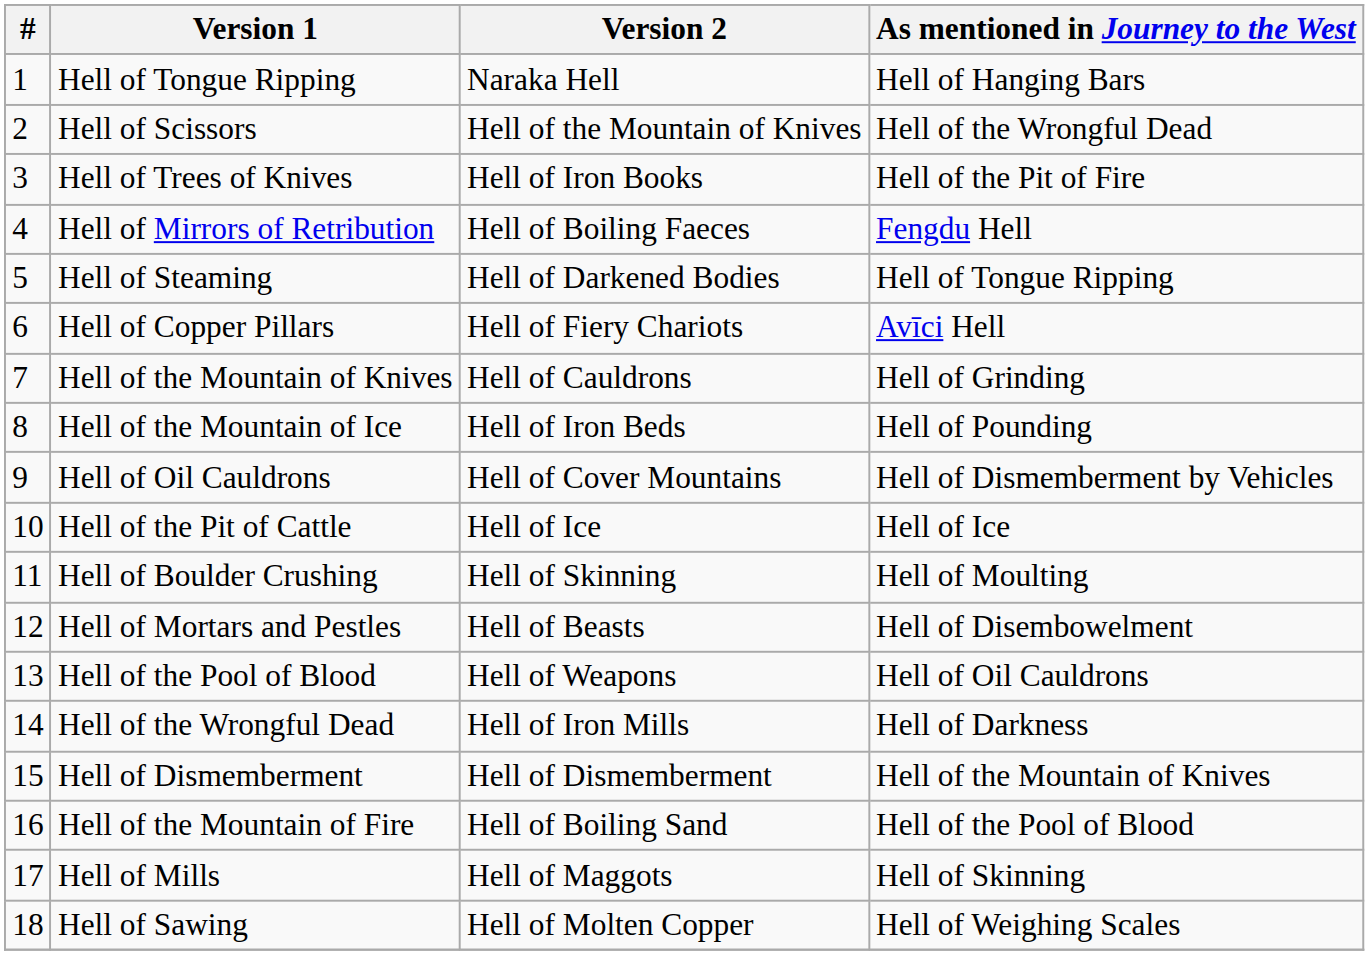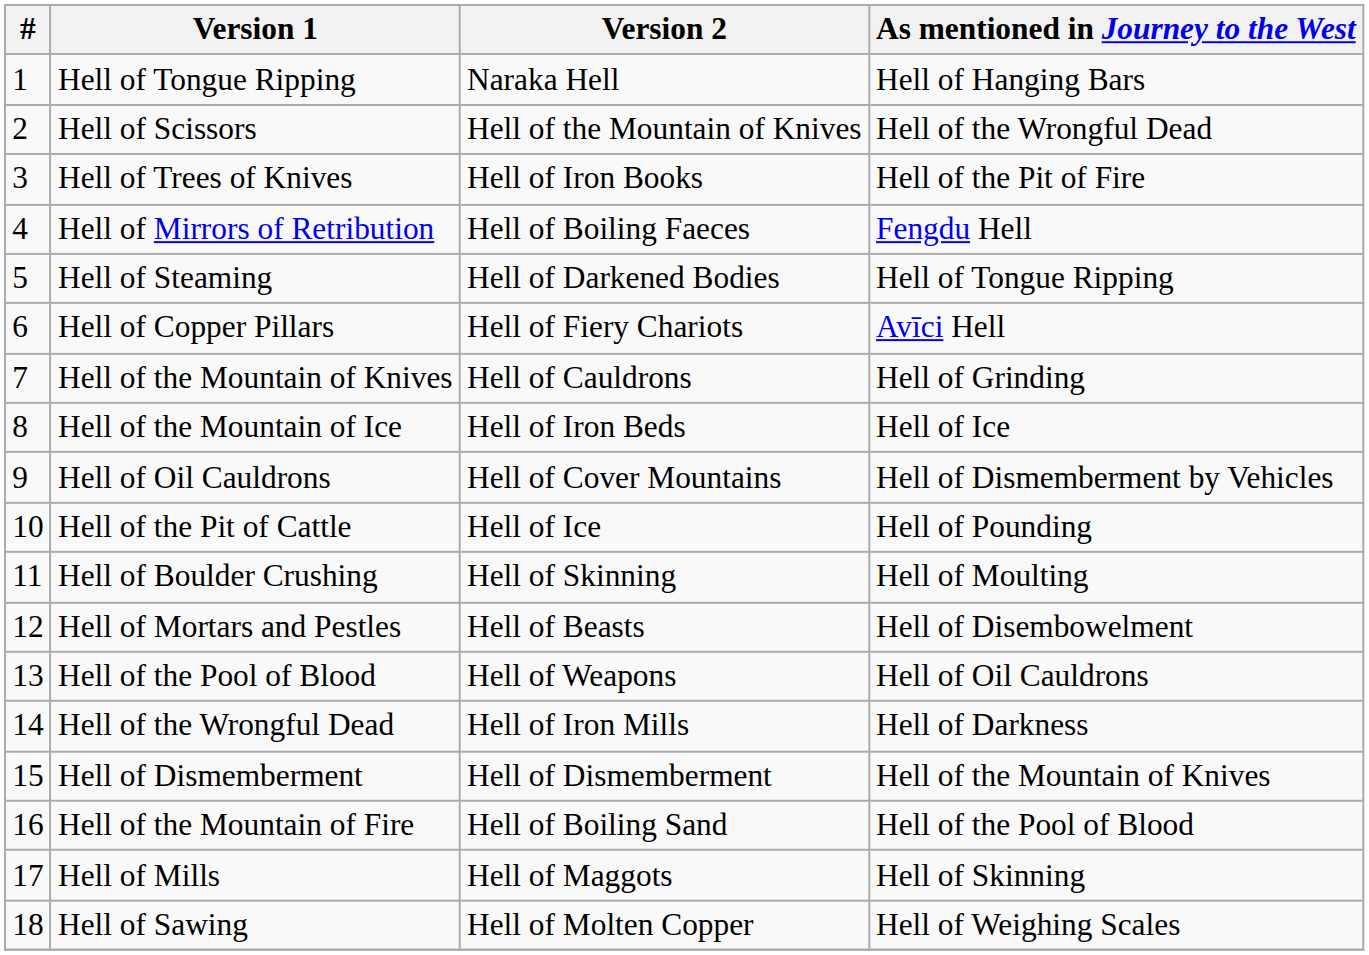(984, 427) Hell of Pounding -> (943, 427) Hell of Ice
(943, 526) Hell of Ice -> (984, 526) Hell of Pounding
